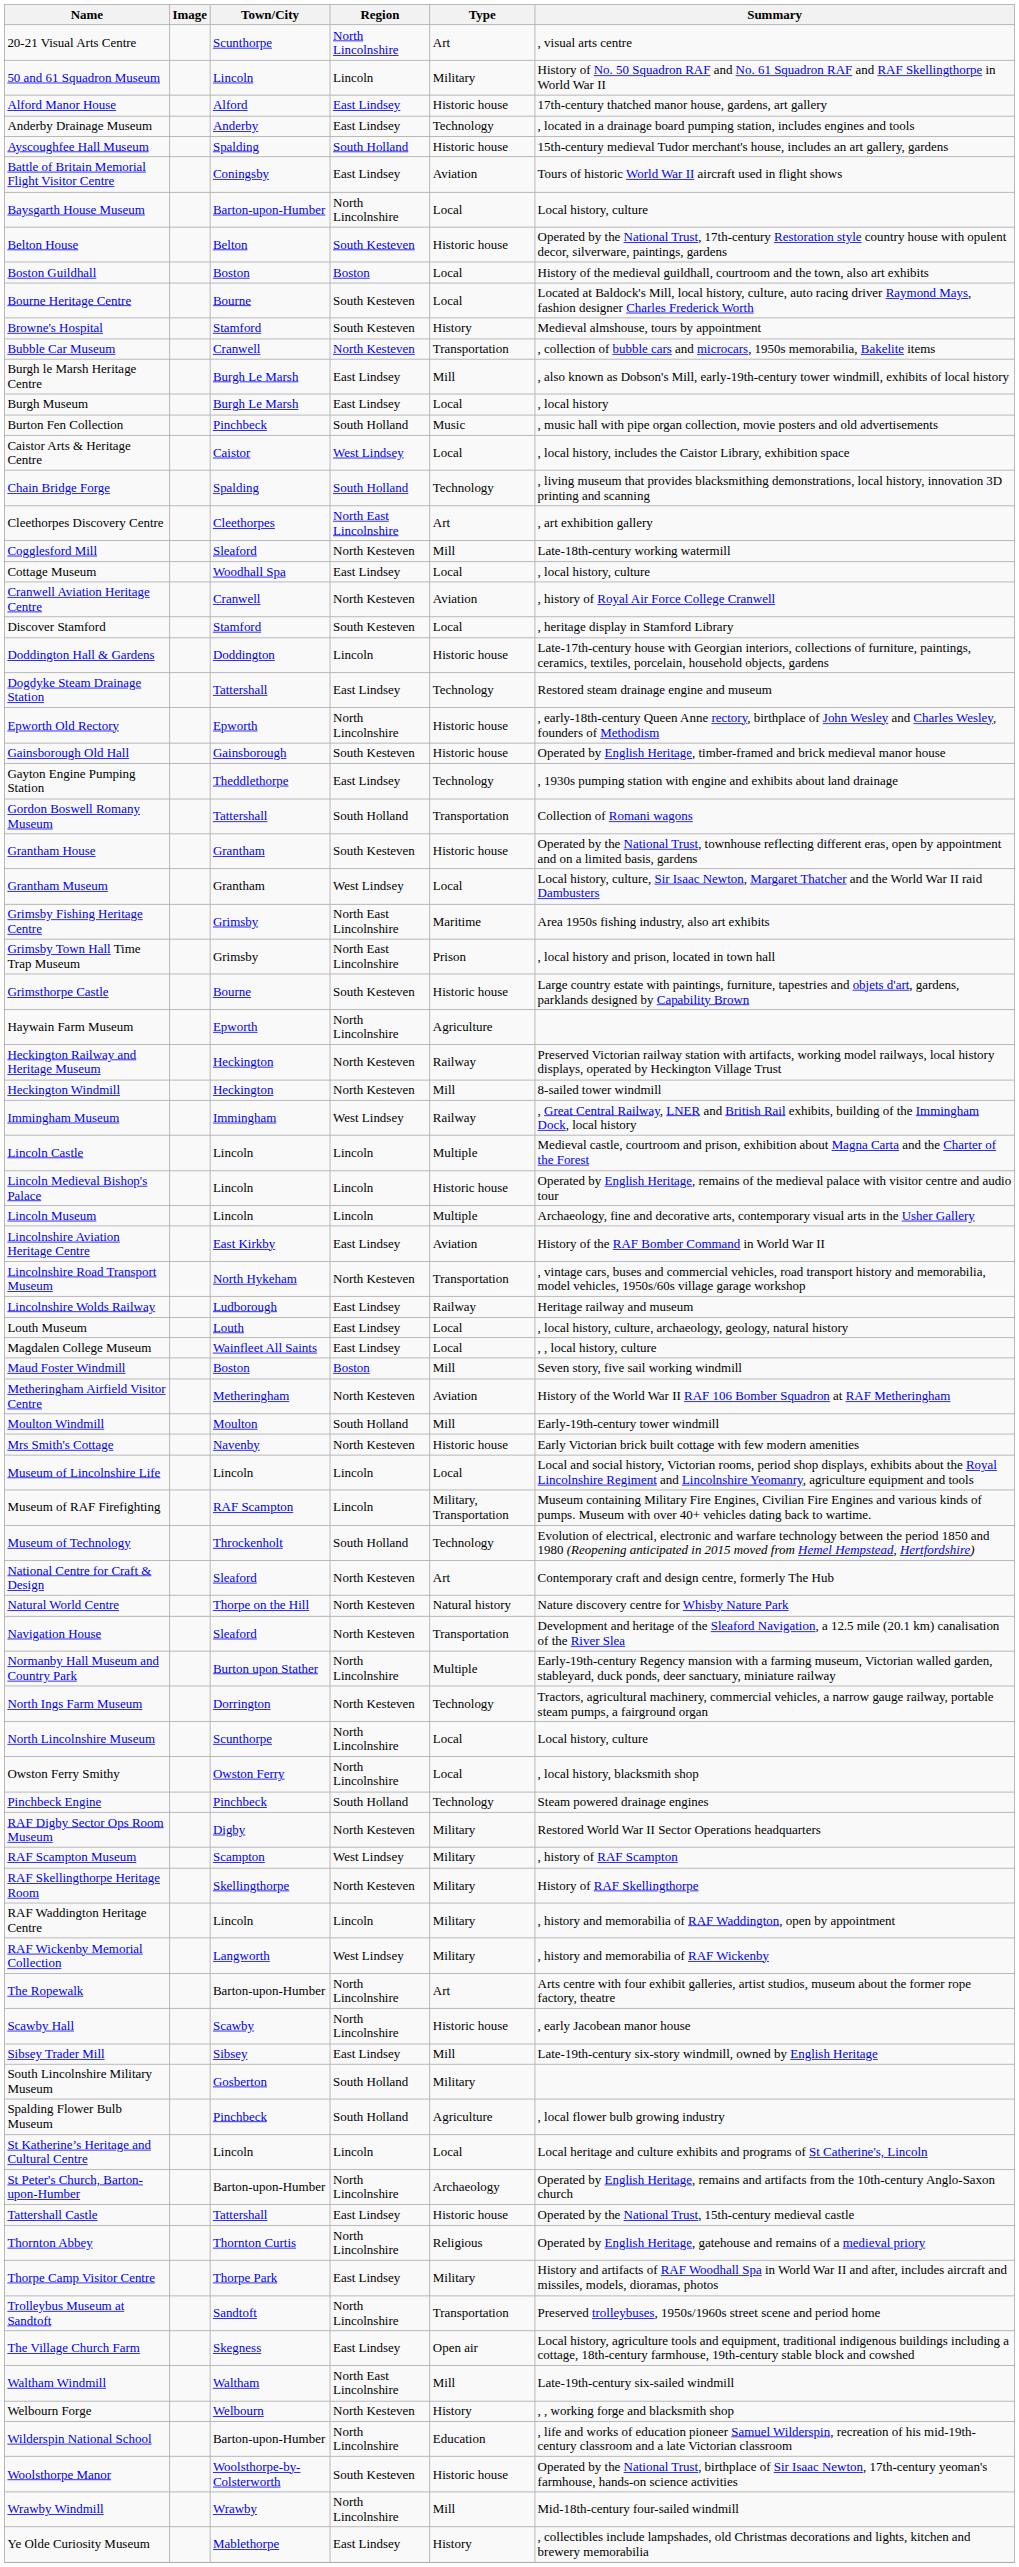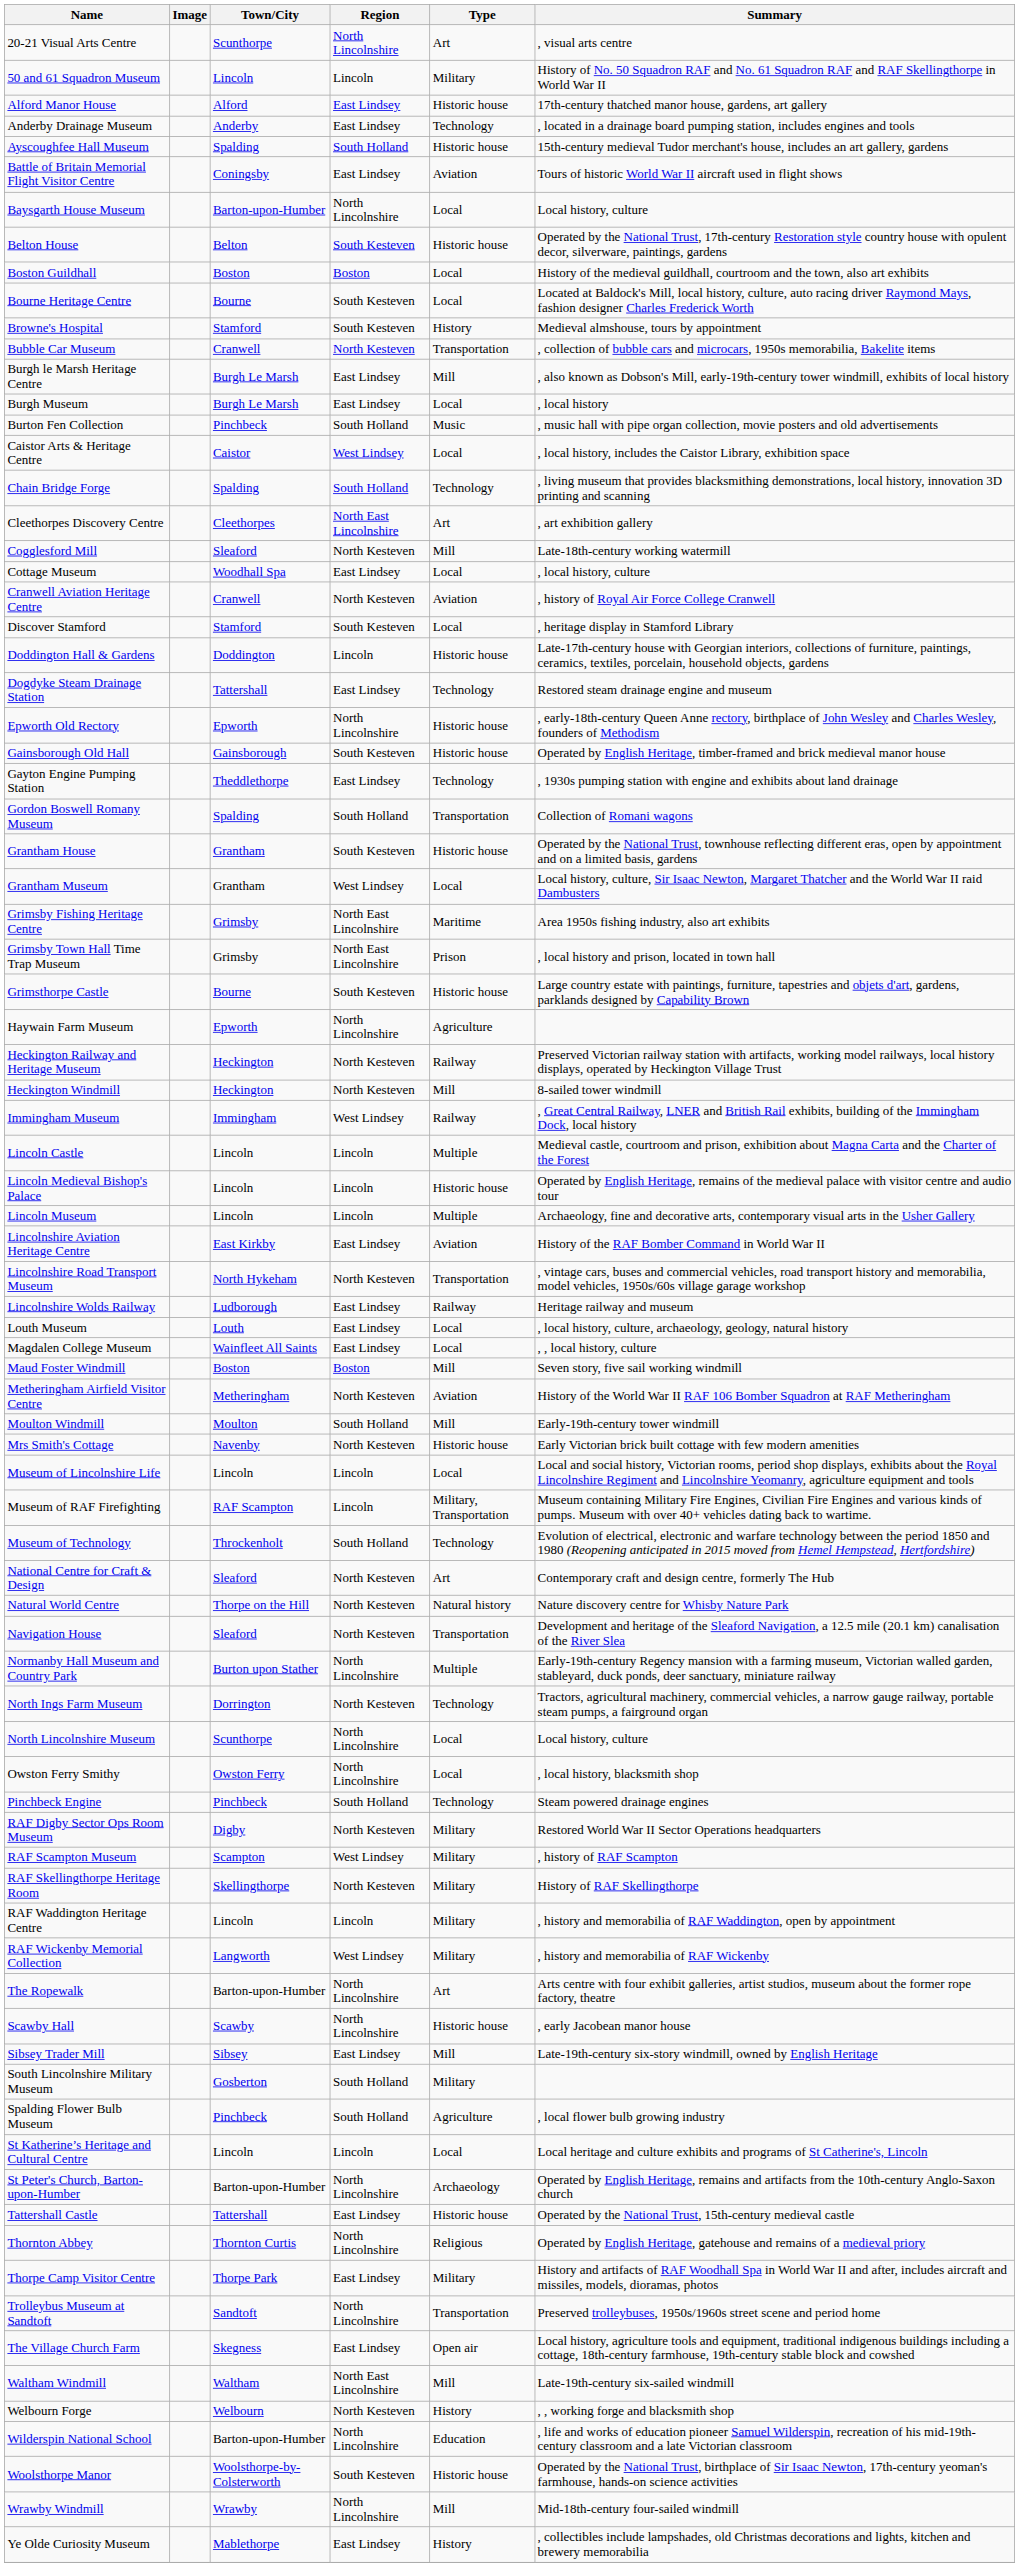(240, 816) Tattershall -> (236, 816) Spalding
